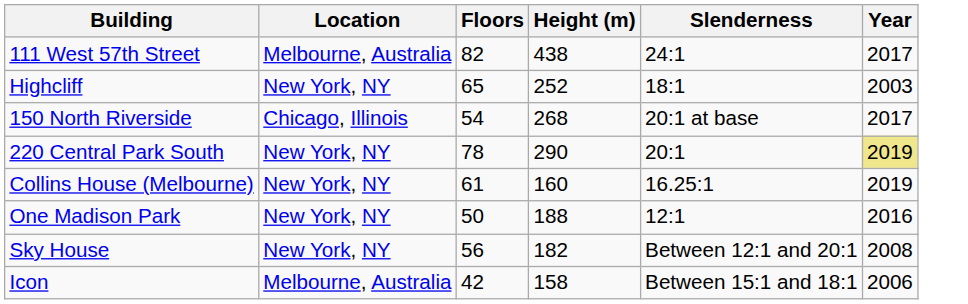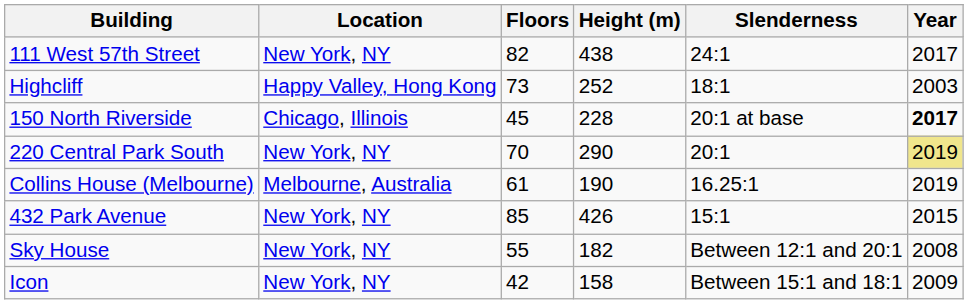(357, 53) Melbourne, Australia -> (327, 53) New York, NY
(327, 86) New York, NY -> (380, 86) Happy Valley, Hong Kong
(472, 86) 65 -> (518, 86) 73
(472, 119) 54 -> (518, 119) 45
(551, 119) 268 -> (596, 119) 228
(890, 119) normal -> (935, 119) bold
(472, 151) 78 -> (518, 151) 70
(327, 184) New York, NY -> (357, 184) Melbourne, Australia
(551, 184) 160 -> (596, 184) 190
+ row: (88, 217)
- row: (95, 217)
(472, 250) 56 -> (518, 250) 55
(357, 282) Melbourne, Australia -> (327, 282) New York, NY
(890, 282) 2006 -> (935, 282) 2009
